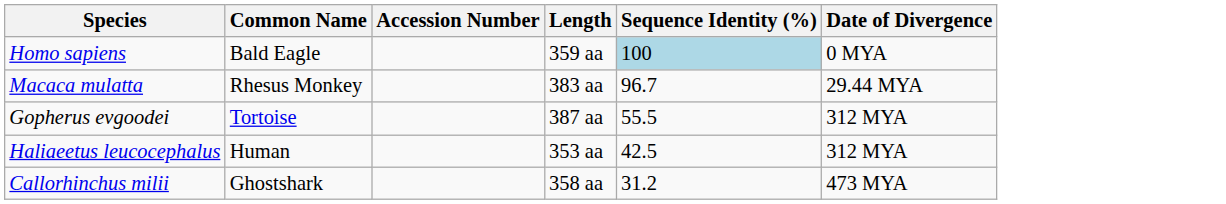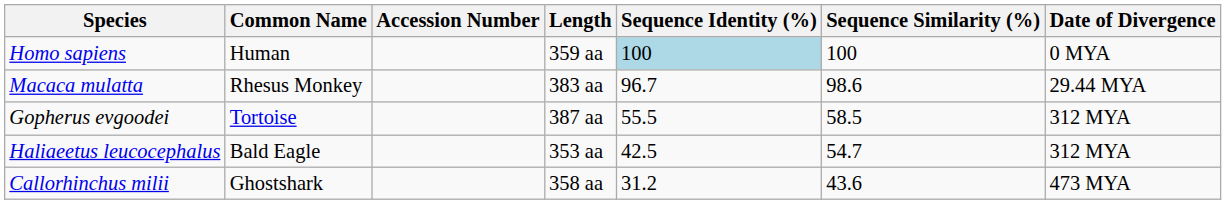+ column: (933, 20)
(275, 53) Bald Eagle -> (260, 53) Human
(260, 150) Human -> (275, 150) Bald Eagle
